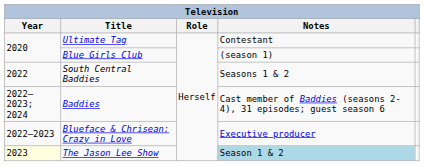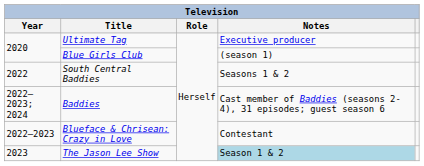(246, 40) Contestant -> (268, 40) Executive producer
(268, 134) Executive producer -> (246, 134) Contestant
(17, 153) lightyellow background -> (17, 153) no background
